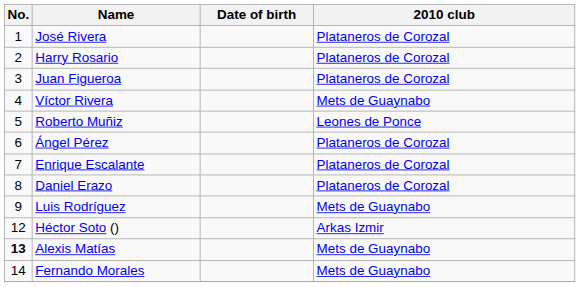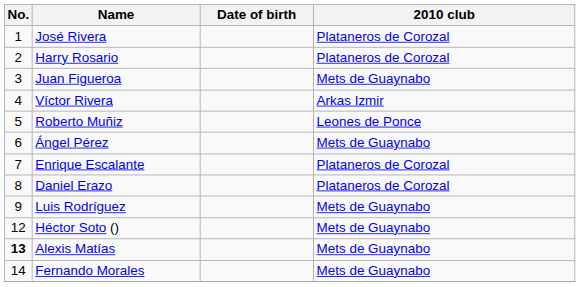(383, 79) Plataneros de Corozal -> (373, 79) Mets de Guaynabo
(373, 100) Mets de Guaynabo -> (350, 100) Arkas Izmir
(383, 143) Plataneros de Corozal -> (373, 143) Mets de Guaynabo
(350, 228) Arkas Izmir -> (373, 228) Mets de Guaynabo
